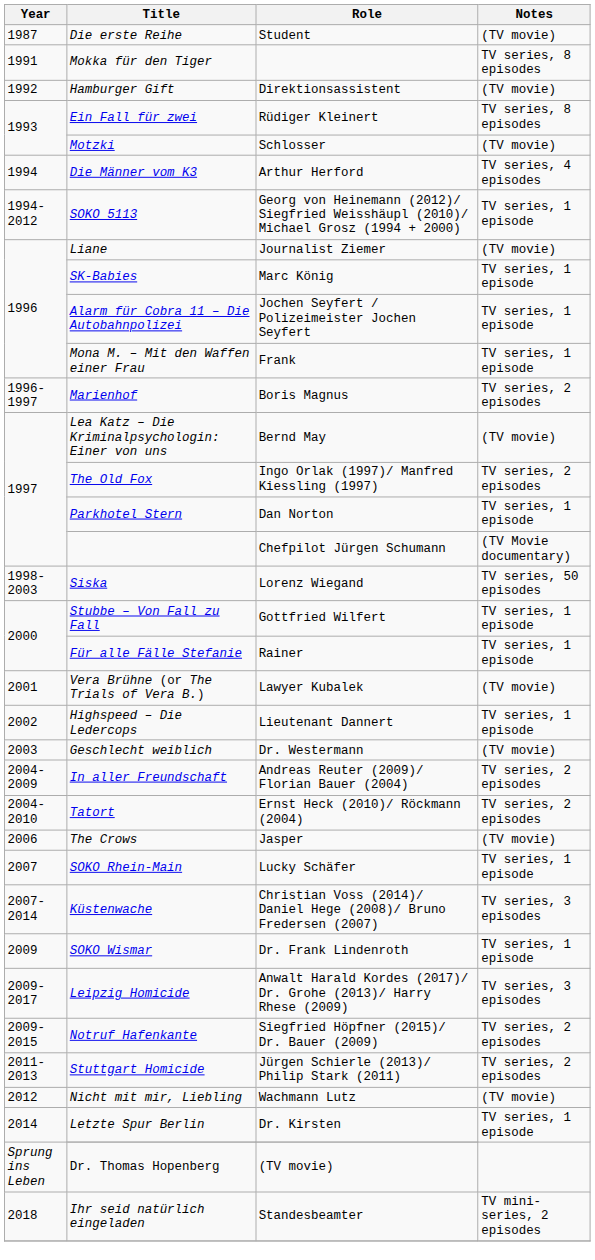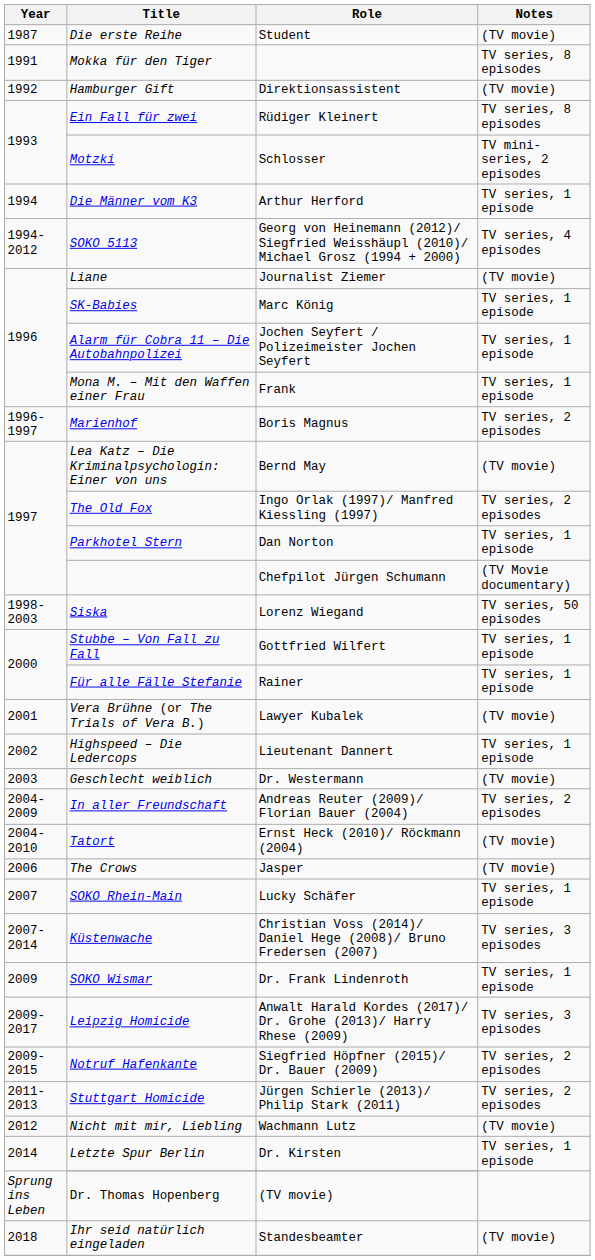(519, 145) (TV movie) -> (515, 160) TV mini-series, 2 episodes
(526, 173) TV series, 4 episodes -> (526, 201) TV series, 1 episode
(526, 215) TV series, 1 episode -> (526, 243) TV series, 4 episodes
(526, 812) TV series, 2 episodes -> (519, 841) (TV movie)
(515, 1216) TV mini-series, 2 episodes -> (519, 1238) (TV movie)
